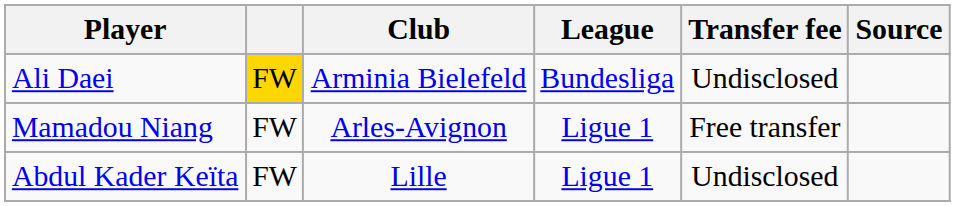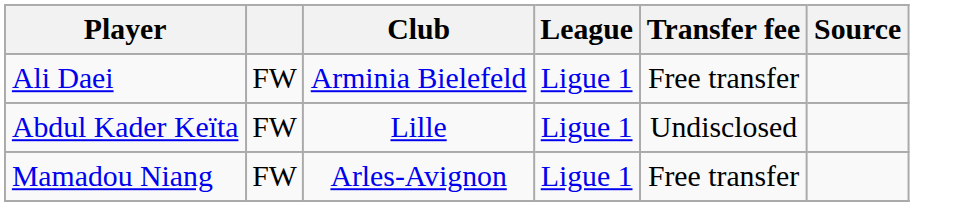(275, 78) gold background -> (275, 78) no background
(607, 78) Bundesliga -> (587, 78) Ligue 1
(765, 78) Undisclosed -> (724, 78) Free transfer
rows swapped: (125, 176) <-> (112, 127)
